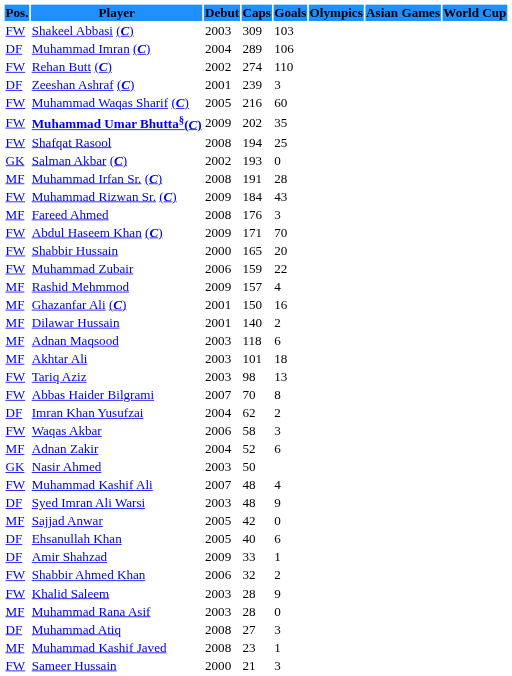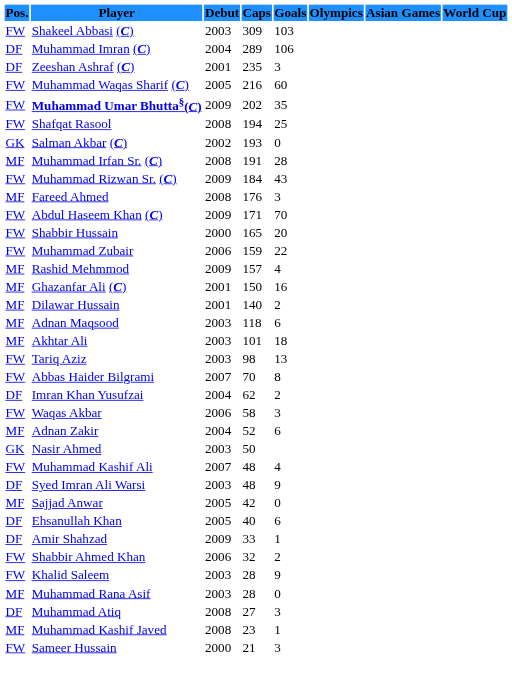- row: (72, 67)
(252, 85) 239 -> (252, 67) 235
